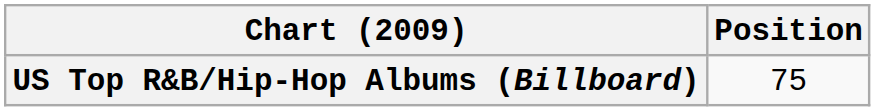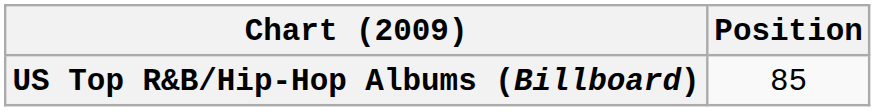(789, 81) 75 -> (789, 81) 85
